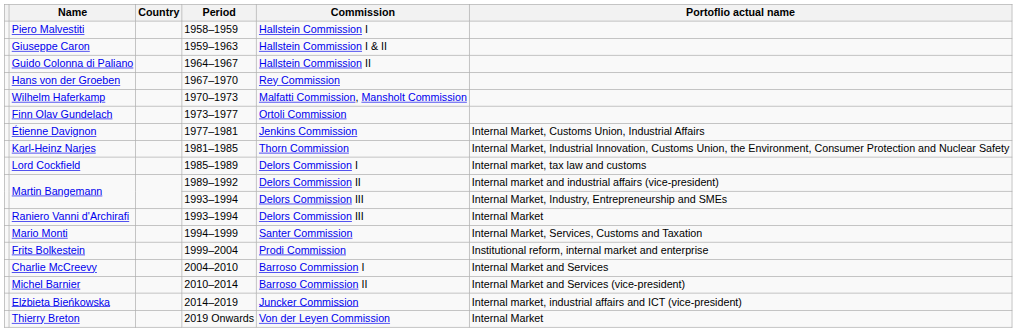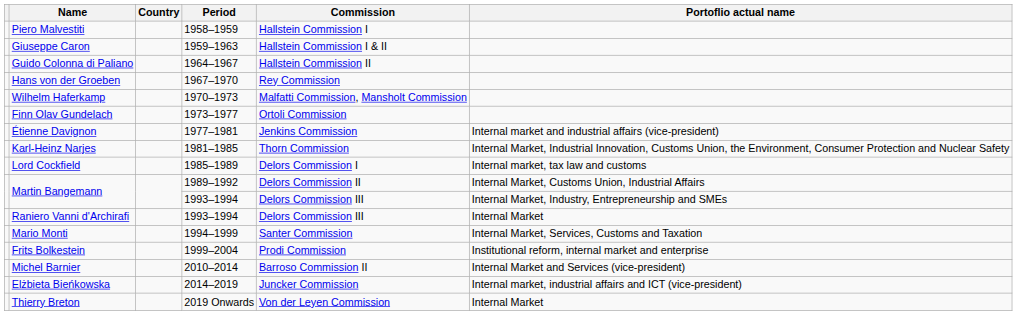(588, 132) Internal Market, Customs Union, Industrial Affairs -> (595, 132) Internal market and industrial affairs (vice-president)
(595, 183) Internal market and industrial affairs (vice-president) -> (588, 183) Internal Market, Customs Union, Industrial Affairs
- row: (54, 268)
